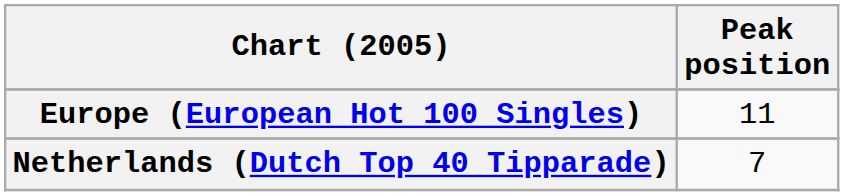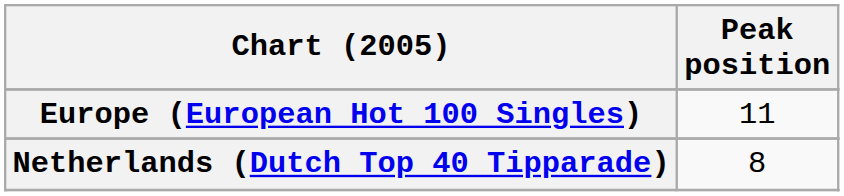(757, 164) 7 -> (757, 164) 8
